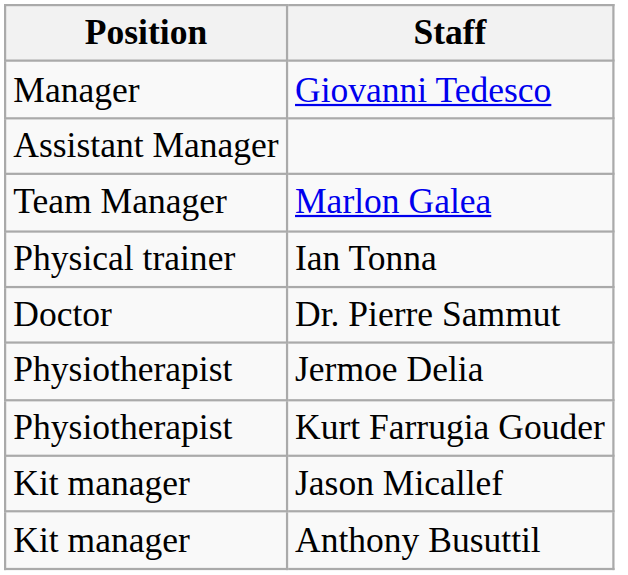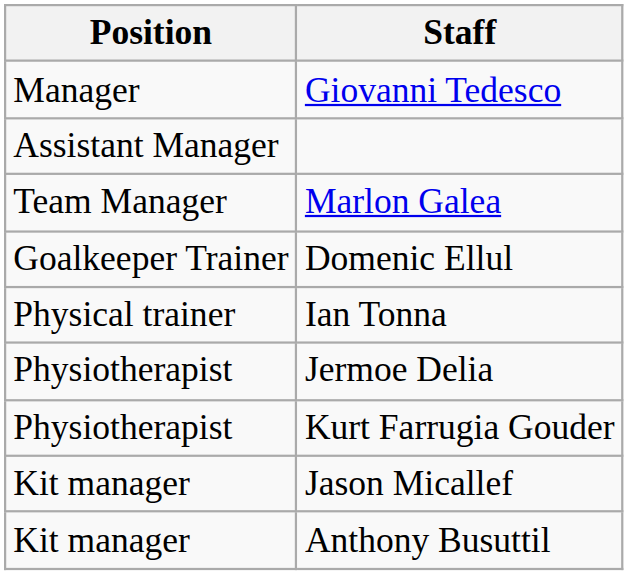+ row: (409, 257)
- row: (428, 314)
